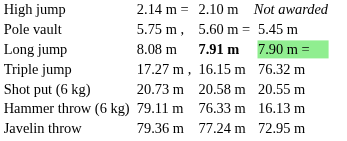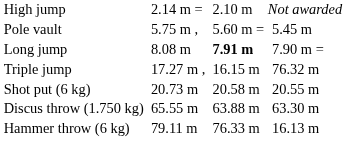(284, 49) lightgreen background -> (298, 49) no background
+ row: (74, 108)
- row: (43, 128)
